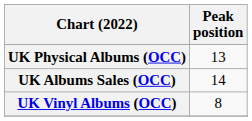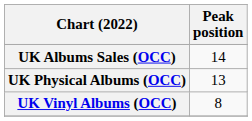rows swapped: (97, 80) <-> (97, 56)
